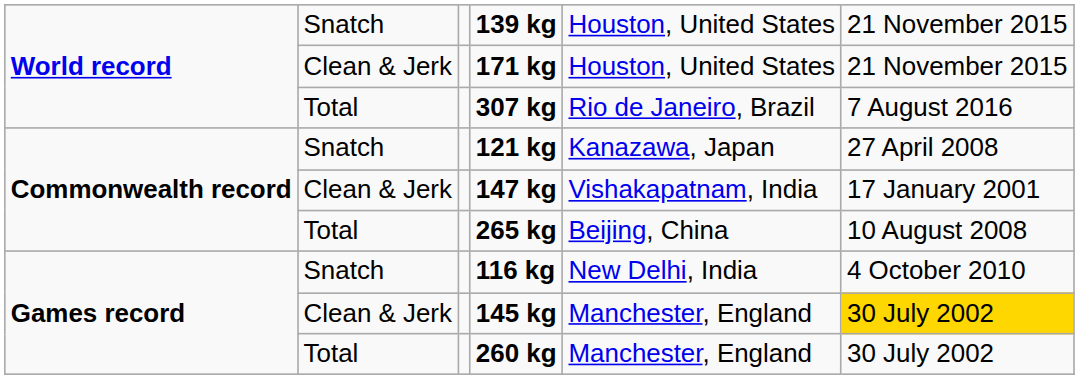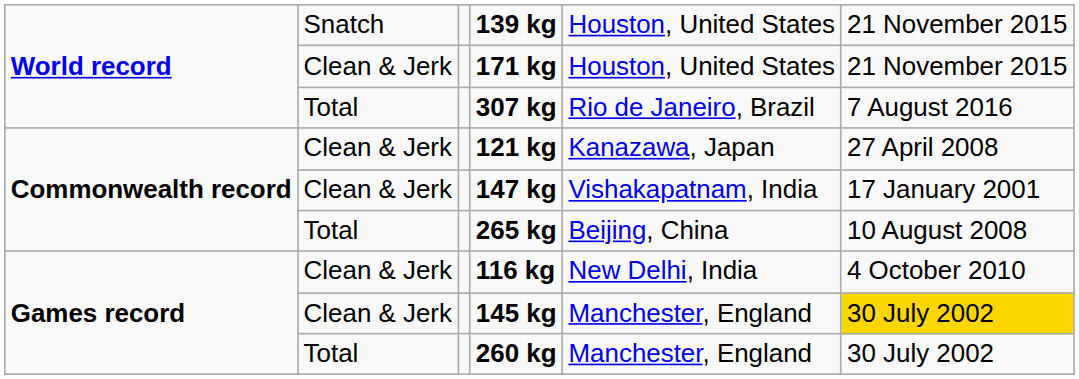(344, 148) Snatch -> (378, 148) Clean & Jerk
(344, 271) Snatch -> (378, 271) Clean & Jerk
